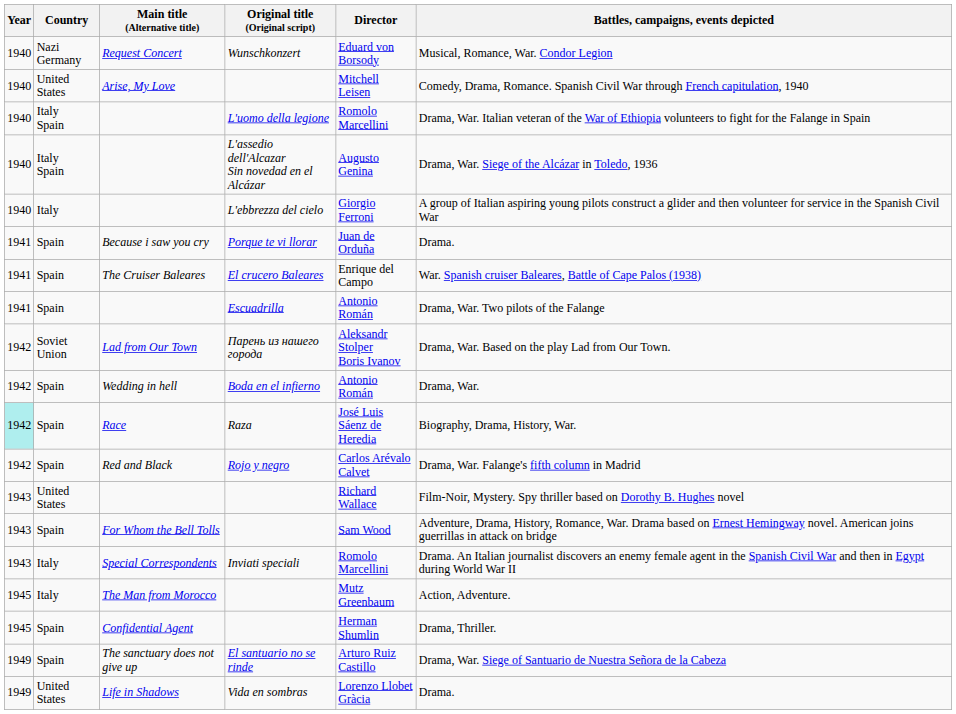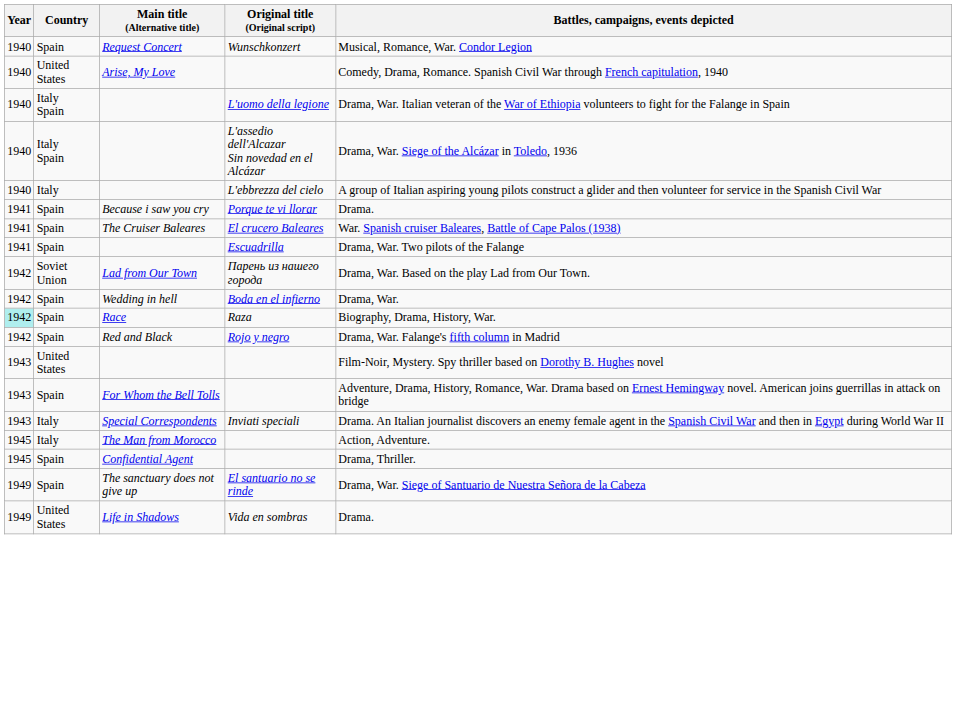- column: (376, 20)
(59, 53) Nazi Germany -> (50, 46) Spain
